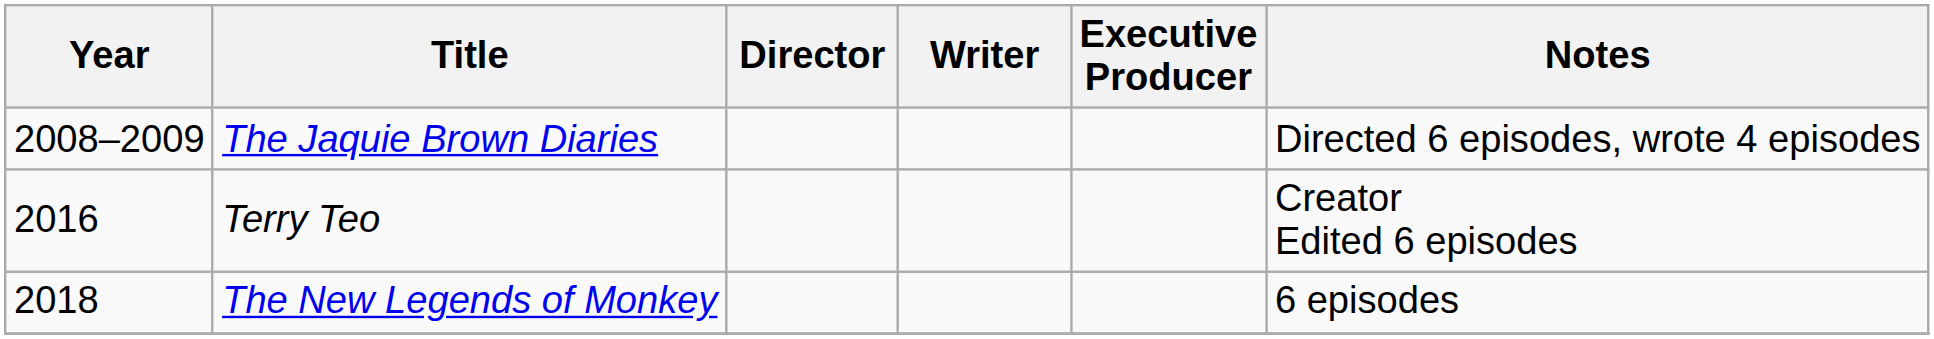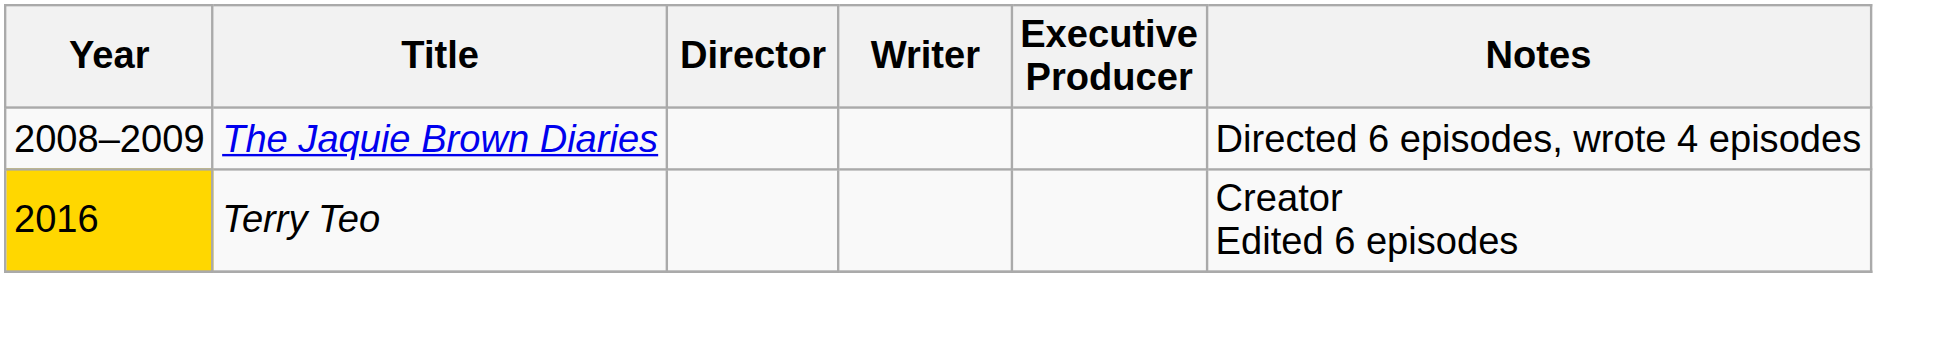(56, 219) no background -> (56, 219) gold background
- row: (470, 301)
